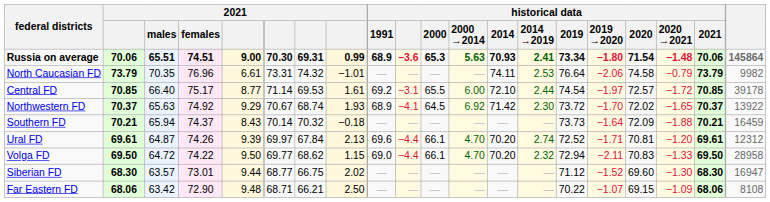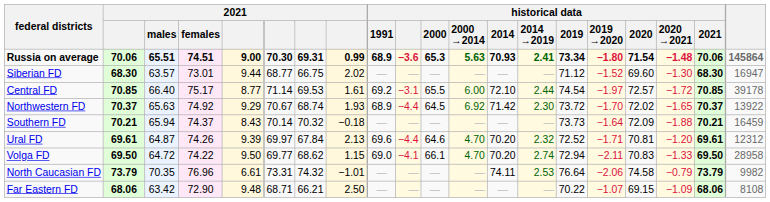rows swapped: (54, 73) <-> (34, 172)
(408, 106) −4.1 -> (408, 106) −4.4
(435, 139) 66.1 -> (435, 139) 64.6
(544, 139) 2.74 -> (544, 139) 2.32
(408, 156) −4.4 -> (408, 156) −4.1
(544, 156) 2.32 -> (544, 156) 2.74
